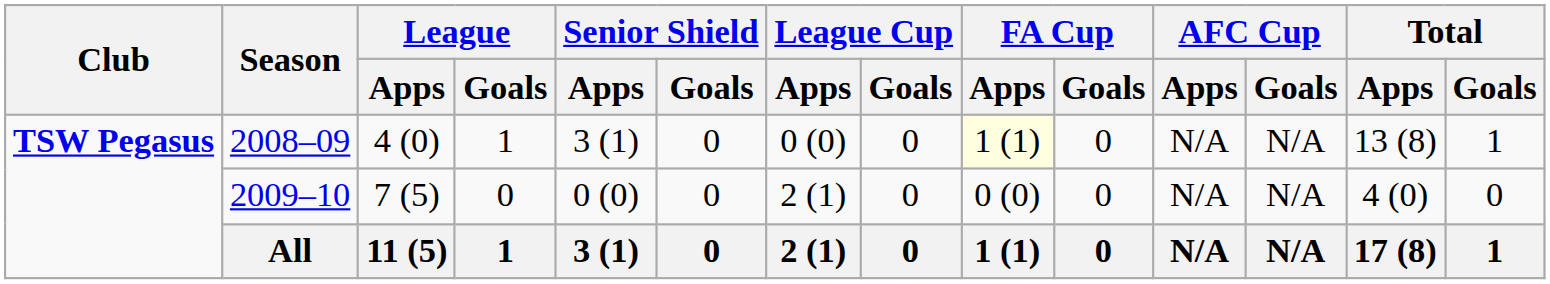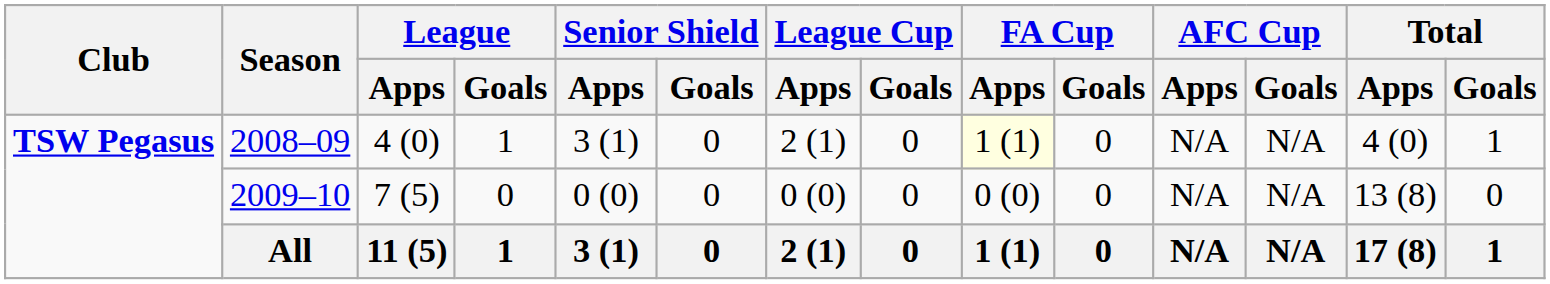(813, 140) 0 (0) -> (813, 140) 2 (1)
(1395, 140) 13 (8) -> (1395, 140) 4 (0)
(813, 195) 2 (1) -> (813, 195) 0 (0)
(1395, 195) 4 (0) -> (1395, 195) 13 (8)
